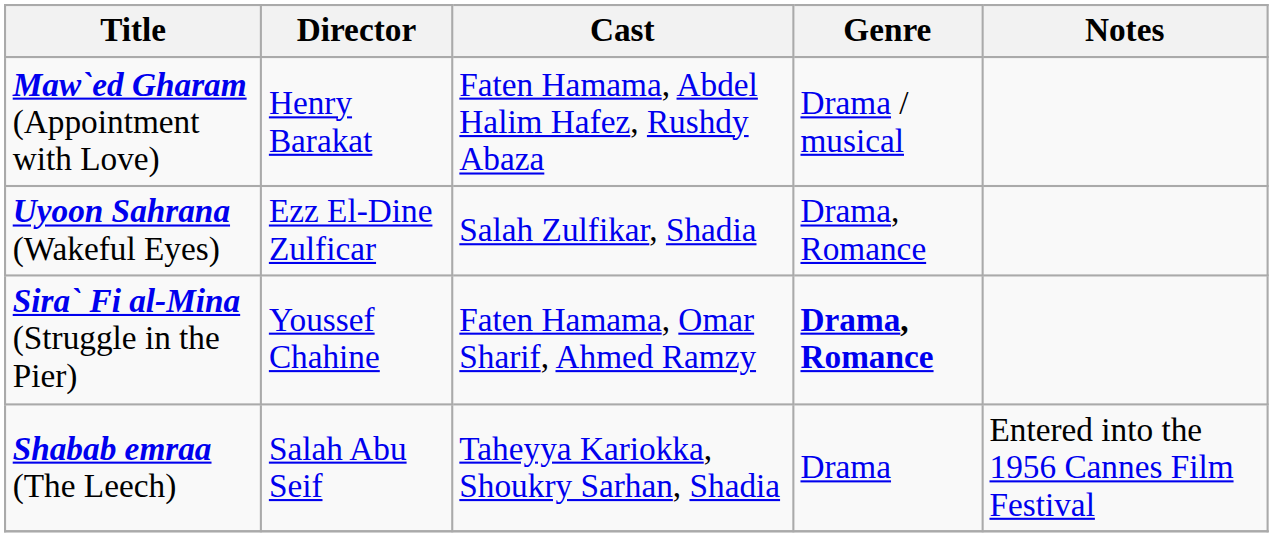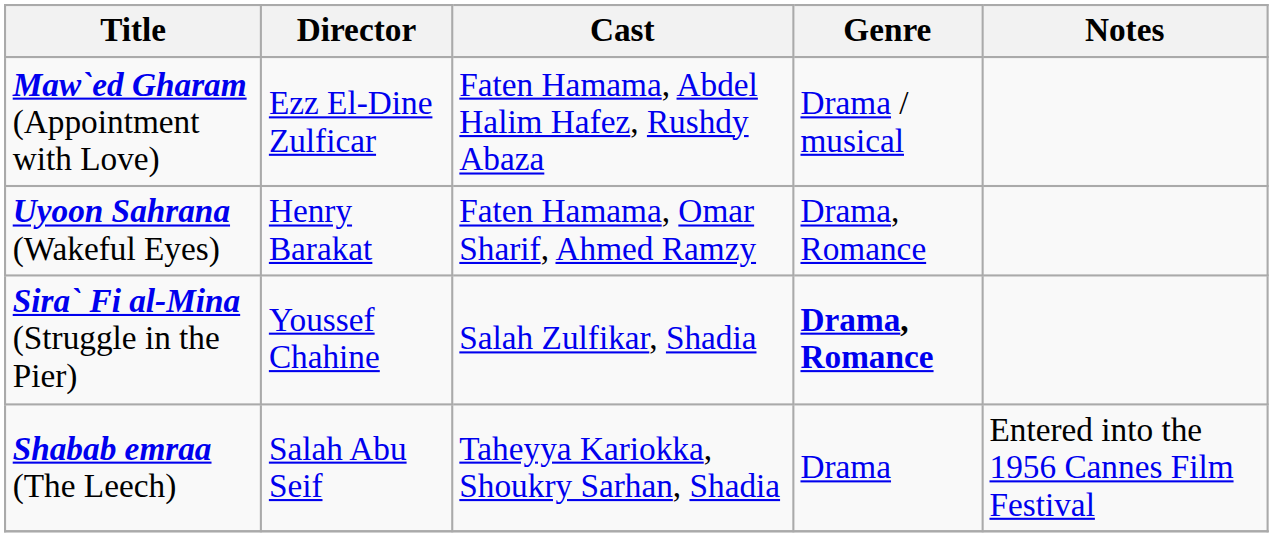(321, 121) Henry Barakat -> (351, 121) Ezz El-Dine Zulficar
(351, 230) Ezz El-Dine Zulficar -> (321, 230) Henry Barakat
(608, 230) Salah Zulfikar, Shadia -> (608, 230) Faten Hamama, Omar Sharif, Ahmed Ramzy
(608, 338) Faten Hamama, Omar Sharif, Ahmed Ramzy -> (608, 338) Salah Zulfikar, Shadia
